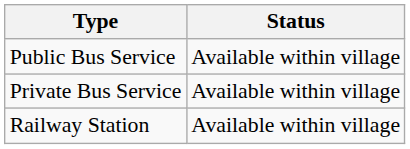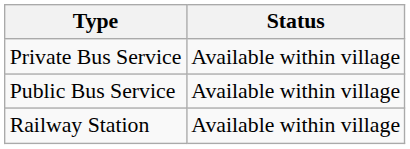rows swapped: (92, 56) <-> (96, 90)
